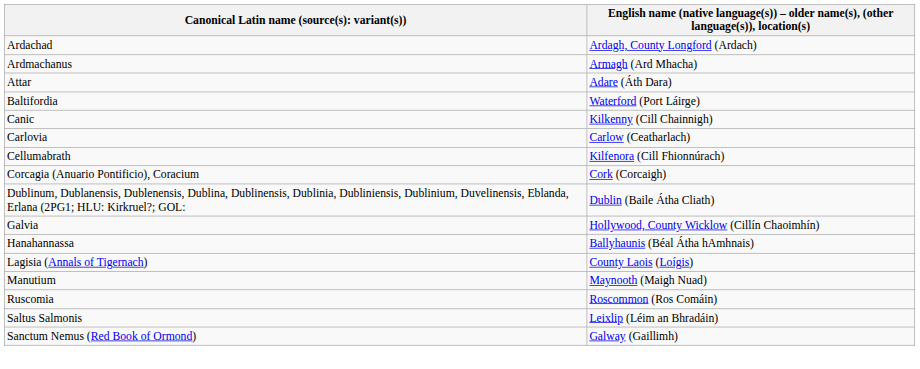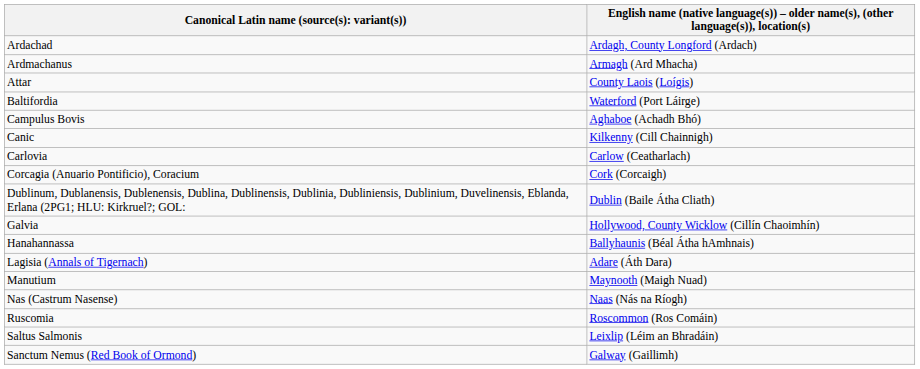(631, 82) Adare (Áth Dara) -> (641, 82) County Laois (Loígis)
+ row: (46, 119)
- row: (39, 156)
(641, 262) County Laois (Loígis) -> (631, 262) Adare (Áth Dara)
+ row: (62, 299)
